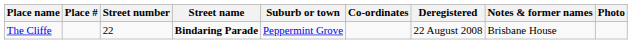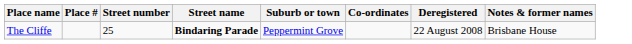- column: (611, 13)
(108, 30) 22 -> (108, 30) 25
